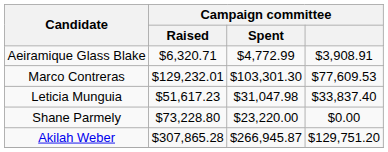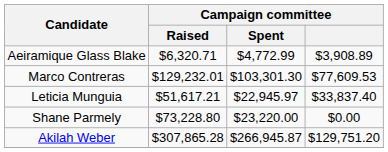(344, 56) $3,908.91 -> (344, 56) $3,908.89
(188, 97) $51,617.23 -> (188, 97) $51,617.21
(266, 97) $31,047.98 -> (266, 97) $22,945.97
